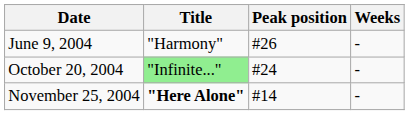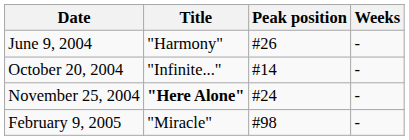(184, 69) lightgreen background -> (184, 69) no background
(264, 69) #24 -> (264, 69) #14
(264, 95) #14 -> (264, 95) #24
+ row: (65, 122)
